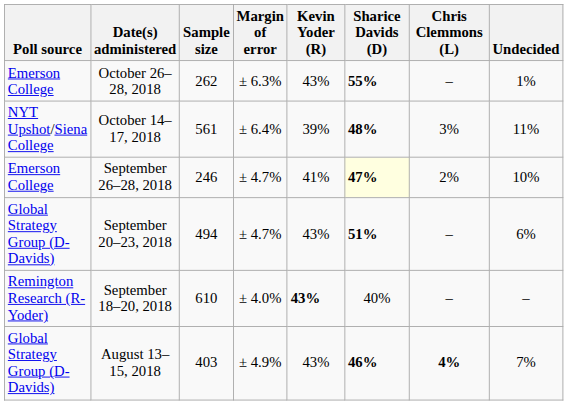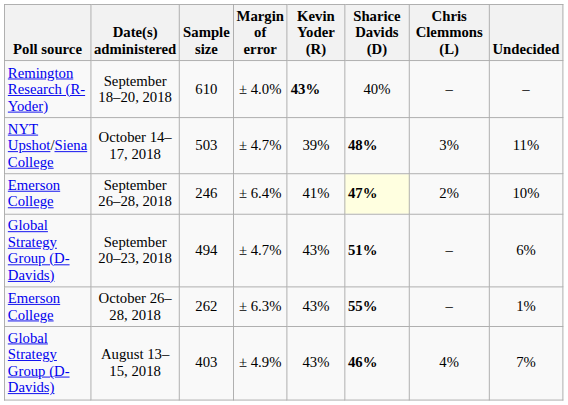rows swapped: (135, 80) <-> (135, 298)
(206, 129) 561 -> (206, 145) 503
(260, 129) ± 6.4% -> (260, 145) ± 4.7%
(260, 177) ± 4.7% -> (260, 193) ± 6.4%
(449, 363) bold -> (449, 363) normal
